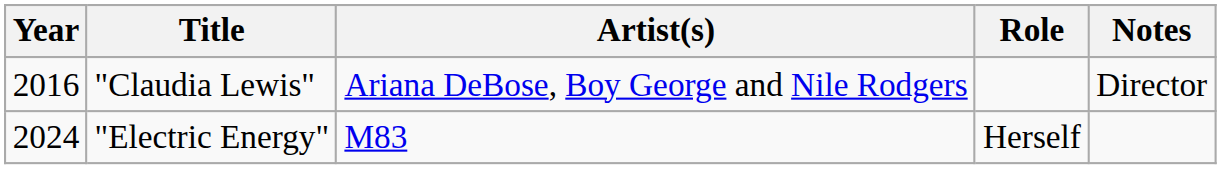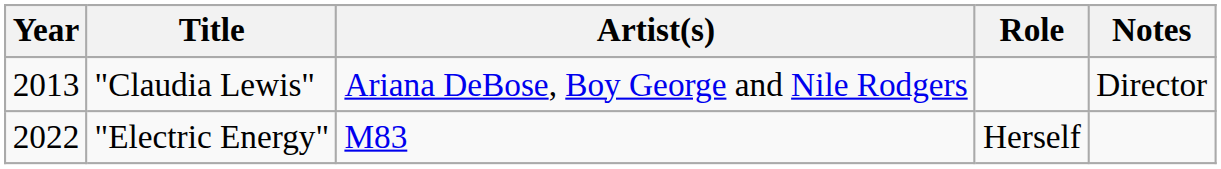(46, 83) 2016 -> (46, 83) 2013
(46, 136) 2024 -> (46, 136) 2022
